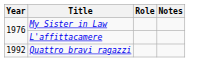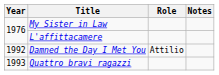+ row: (88, 50)
(16, 50) 1992 -> (16, 63) 1993
